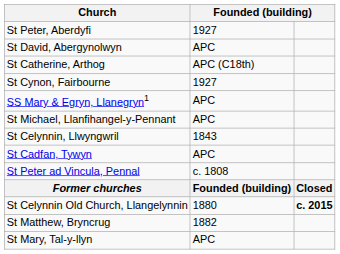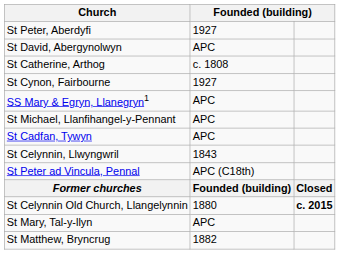(224, 64) APC (C18th) -> (211, 64) c. 1808
rows swapped: (63, 136) <-> (49, 154)
(211, 171) c. 1808 -> (224, 171) APC (C18th)
rows swapped: (50, 240) <-> (59, 223)
